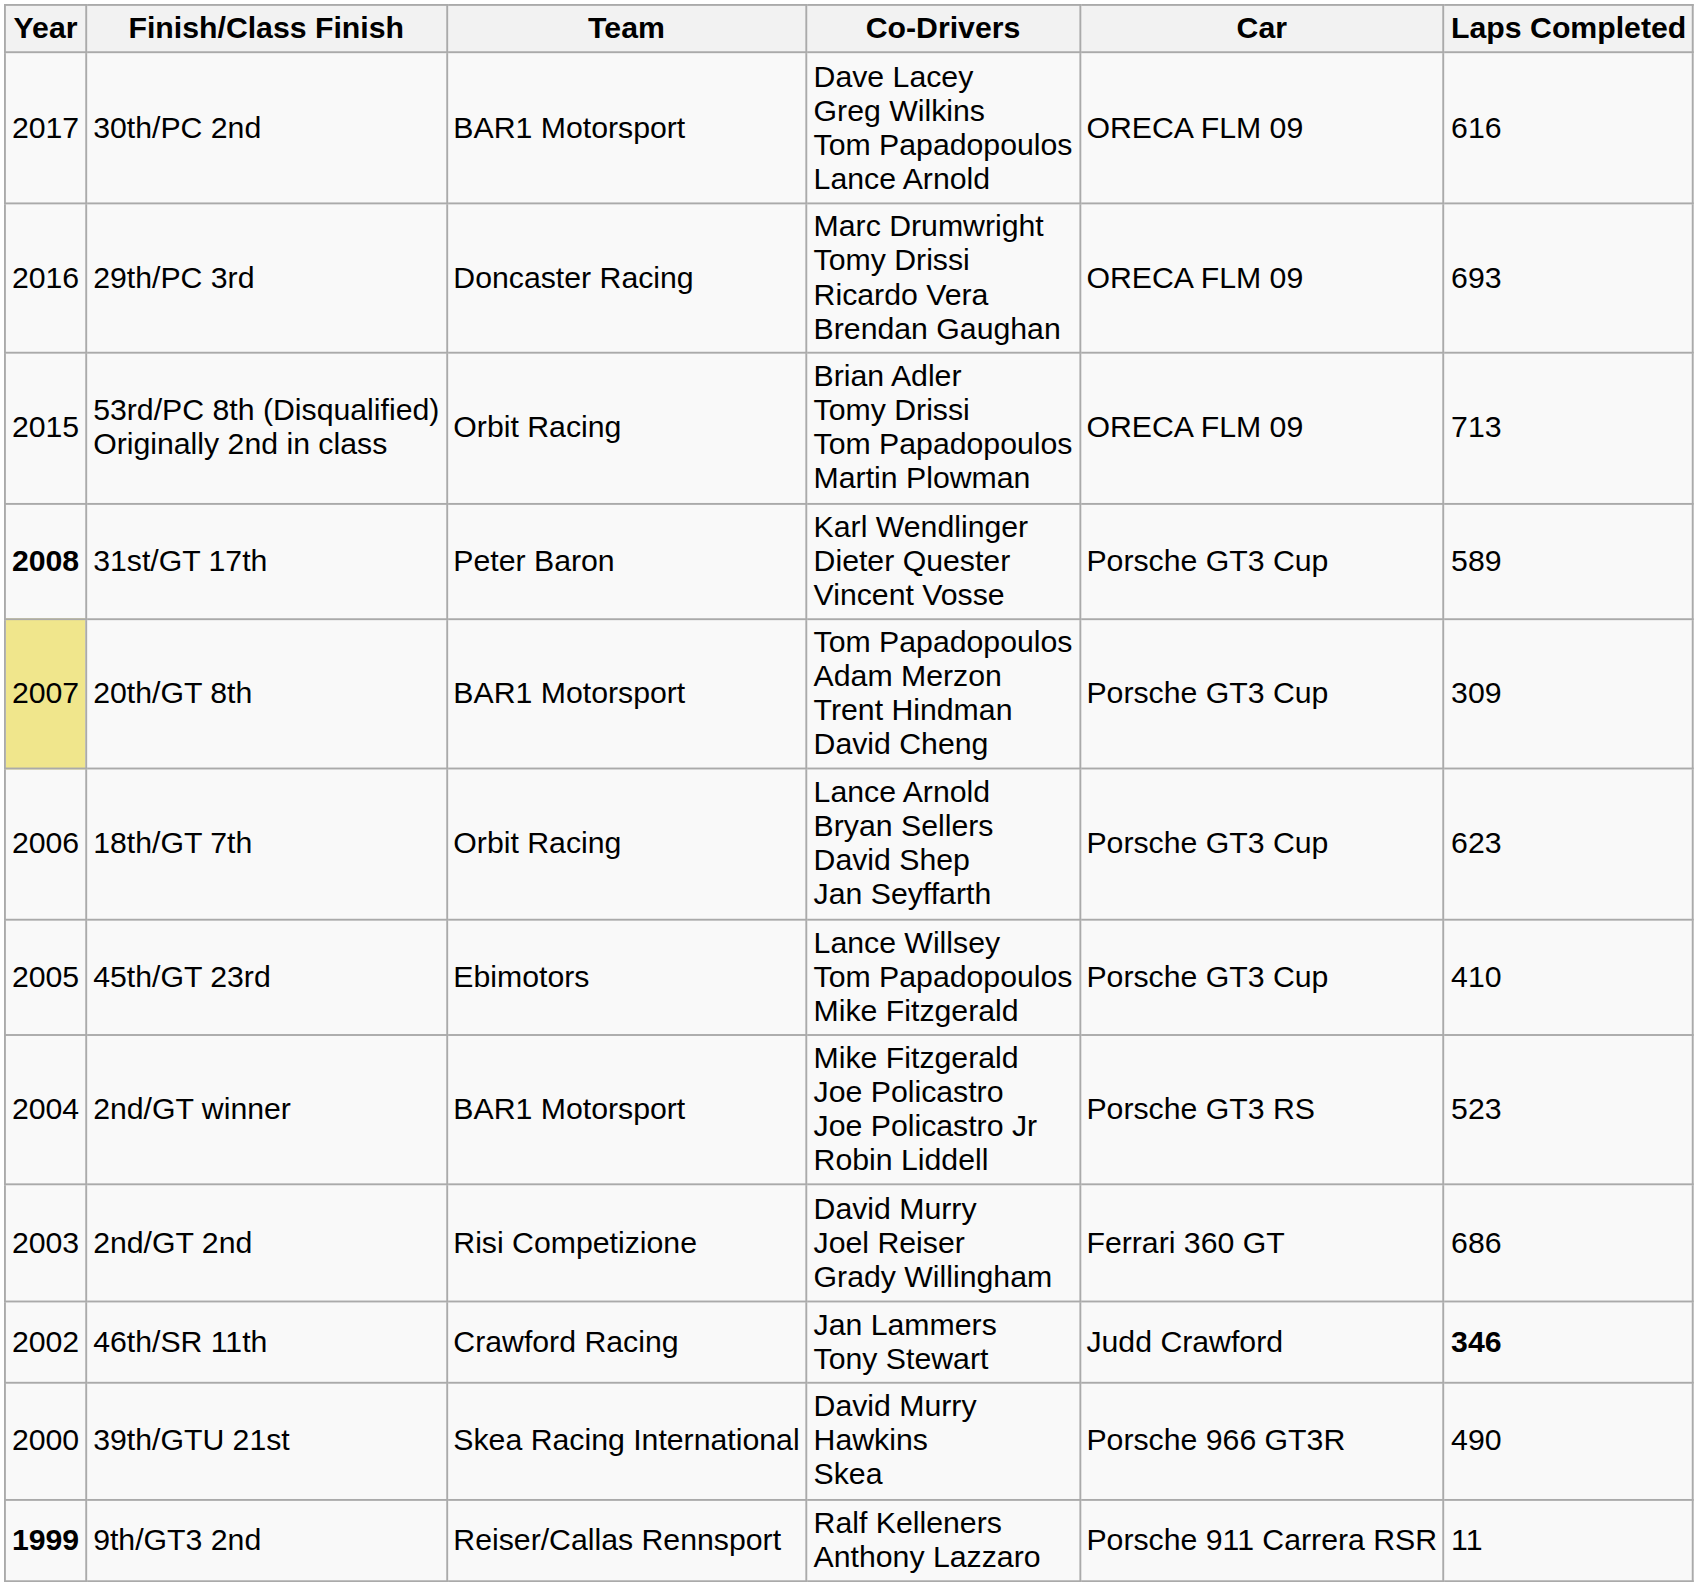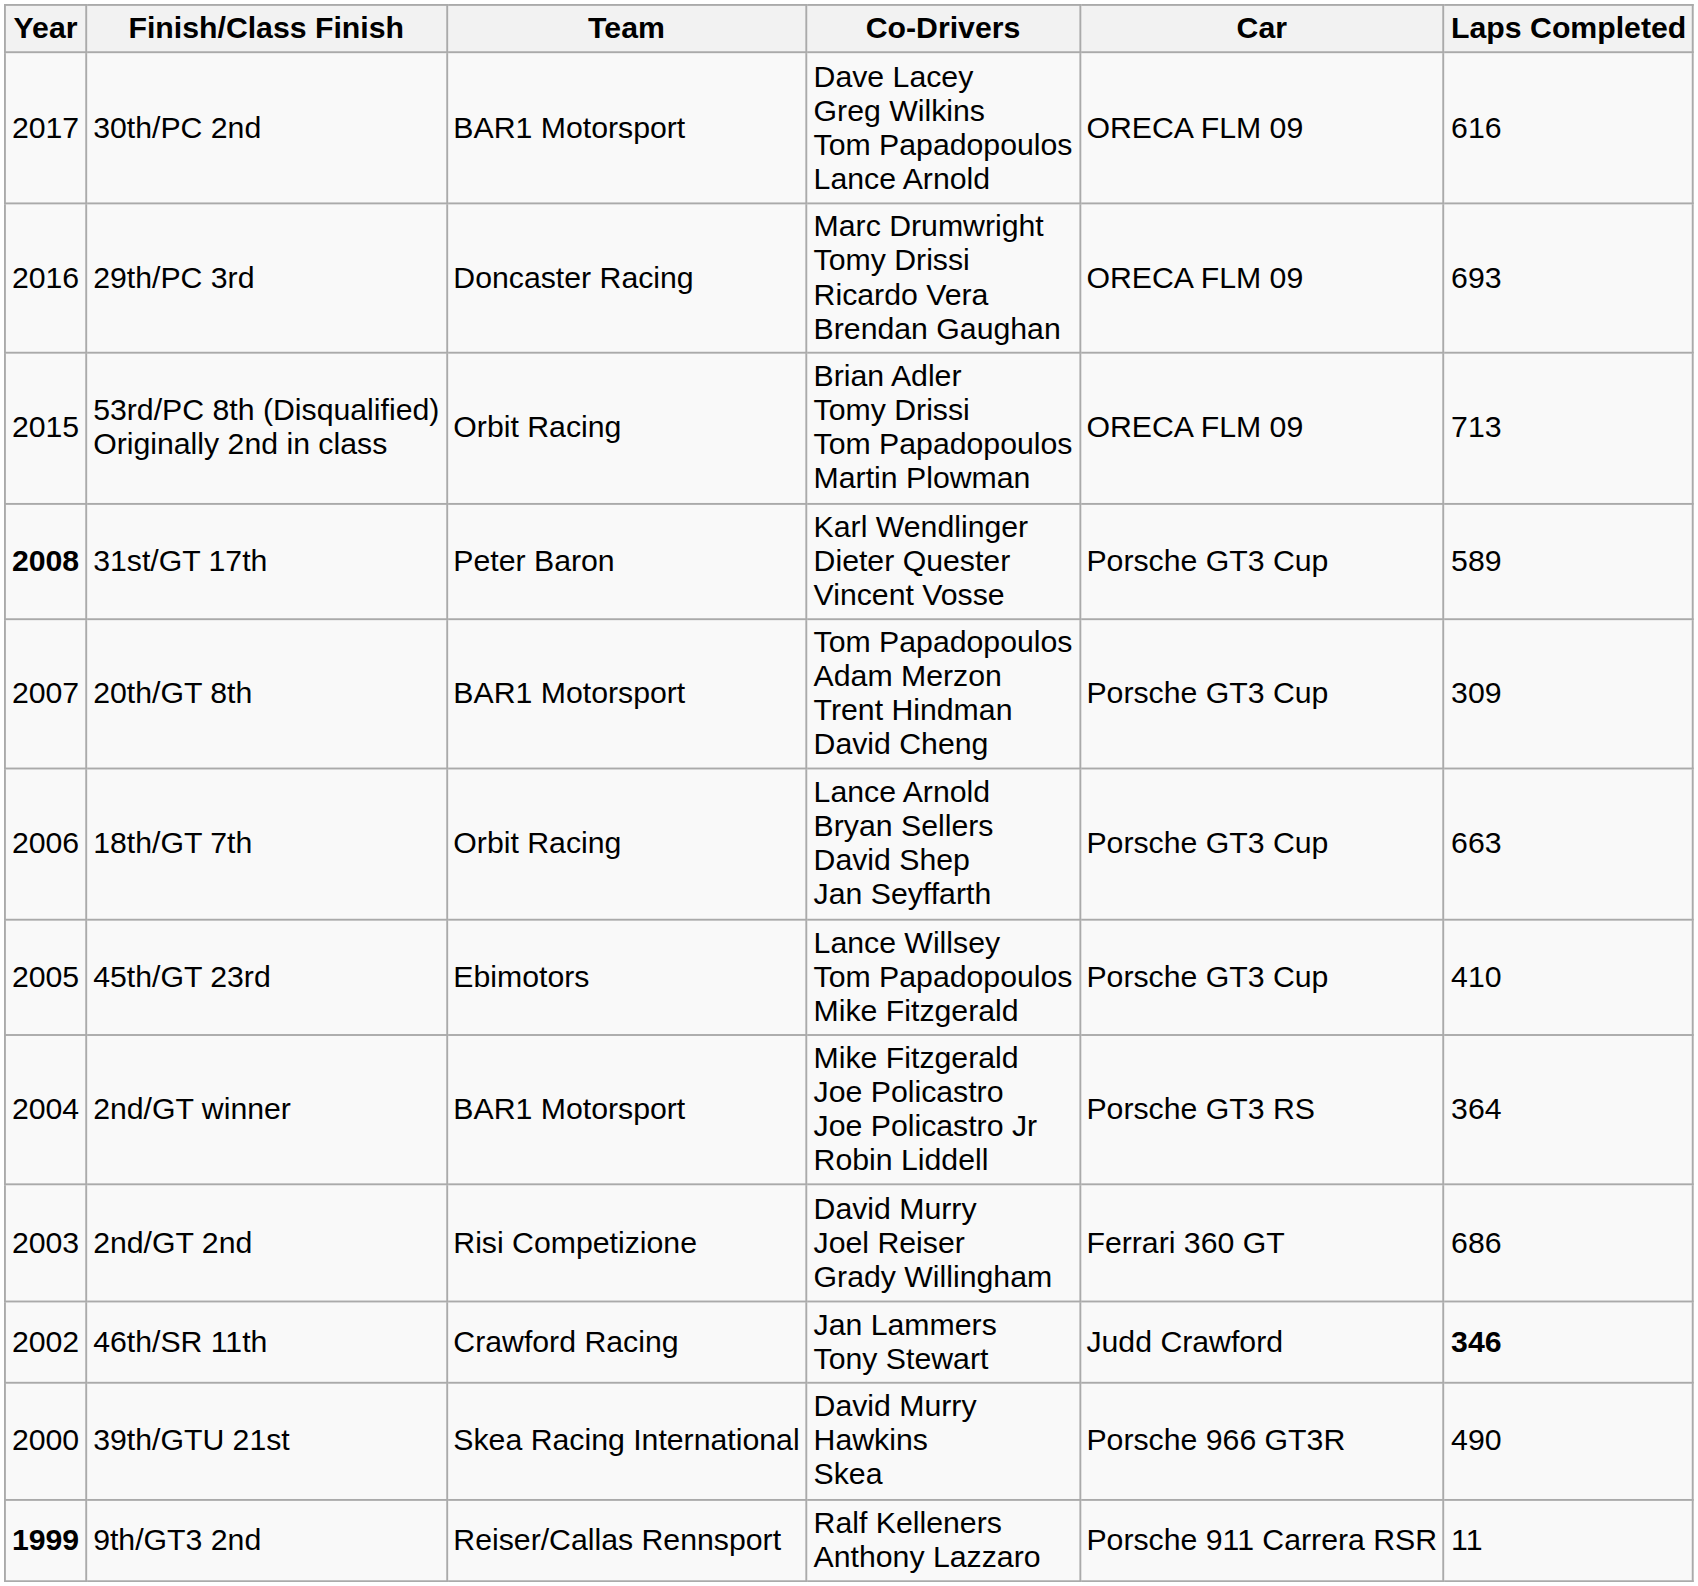(46, 693) khaki background -> (46, 693) no background
(1476, 843) 623 -> (1476, 843) 663
(1476, 1109) 523 -> (1476, 1109) 364
